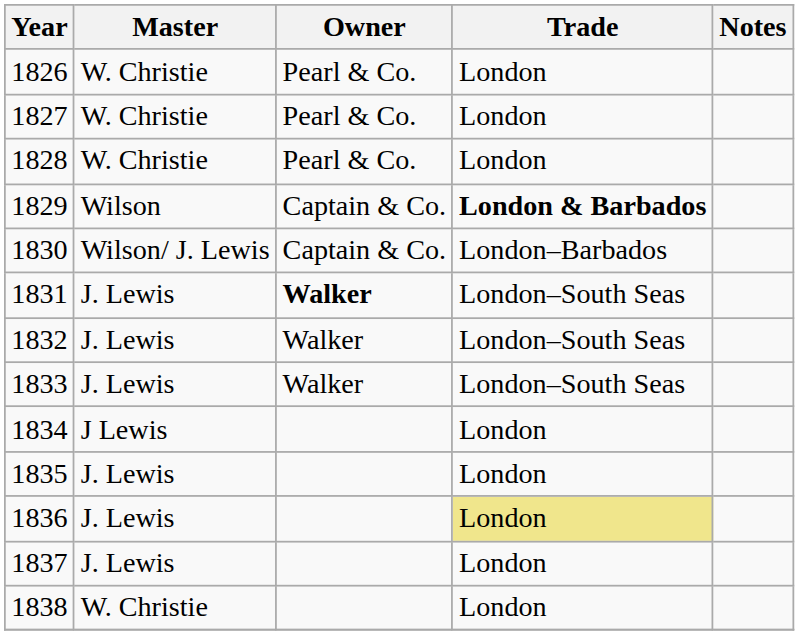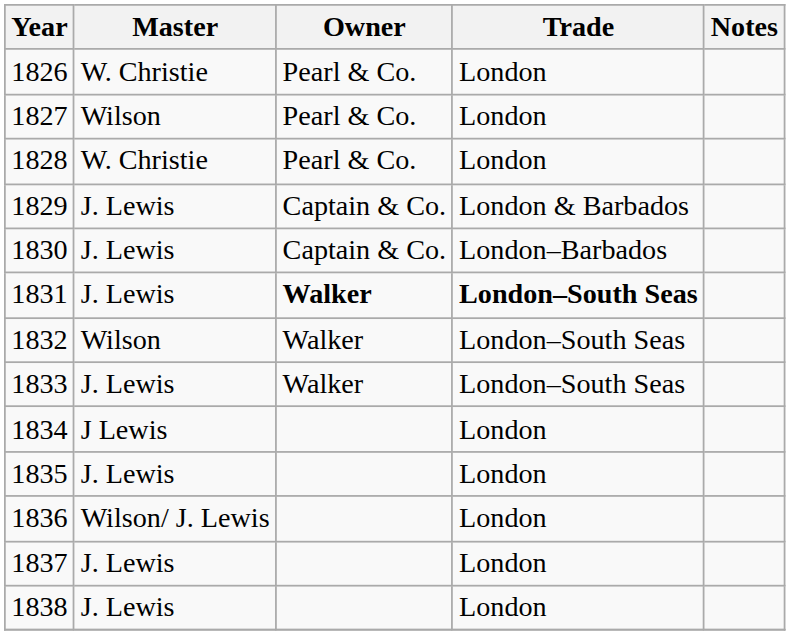(144, 116) W. Christie -> (121, 116) Wilson
(121, 205) Wilson -> (128, 205) J. Lewis
(583, 205) bold -> (574, 205) normal
(175, 250) Wilson/ J. Lewis -> (128, 250) J. Lewis
(572, 294) normal -> (578, 294) bold
(128, 339) J. Lewis -> (121, 339) Wilson
(128, 518) J. Lewis -> (175, 518) Wilson/ J. Lewis
(503, 518) khaki background -> (503, 518) no background
(144, 607) W. Christie -> (128, 607) J. Lewis
